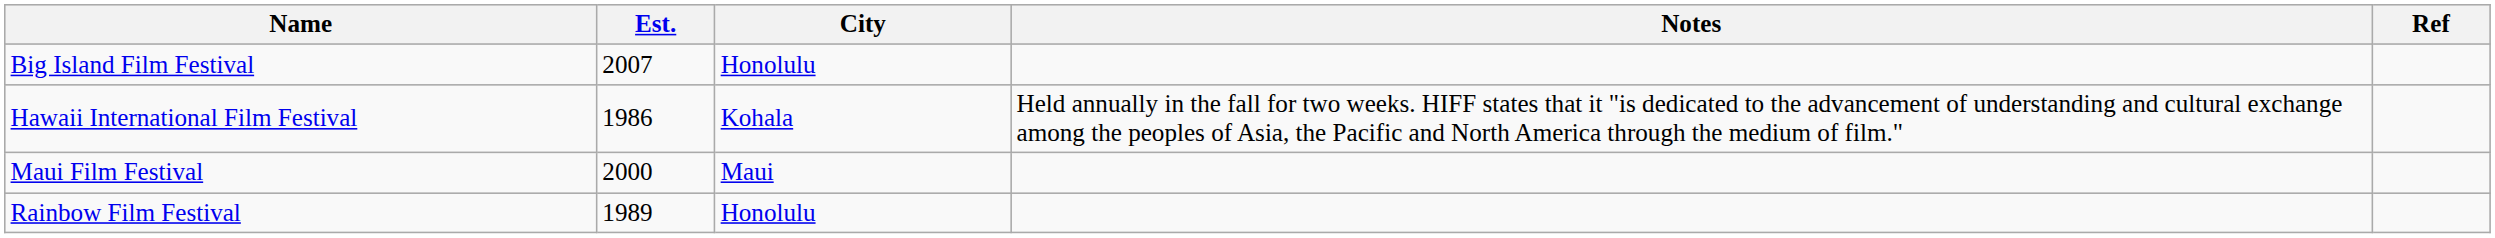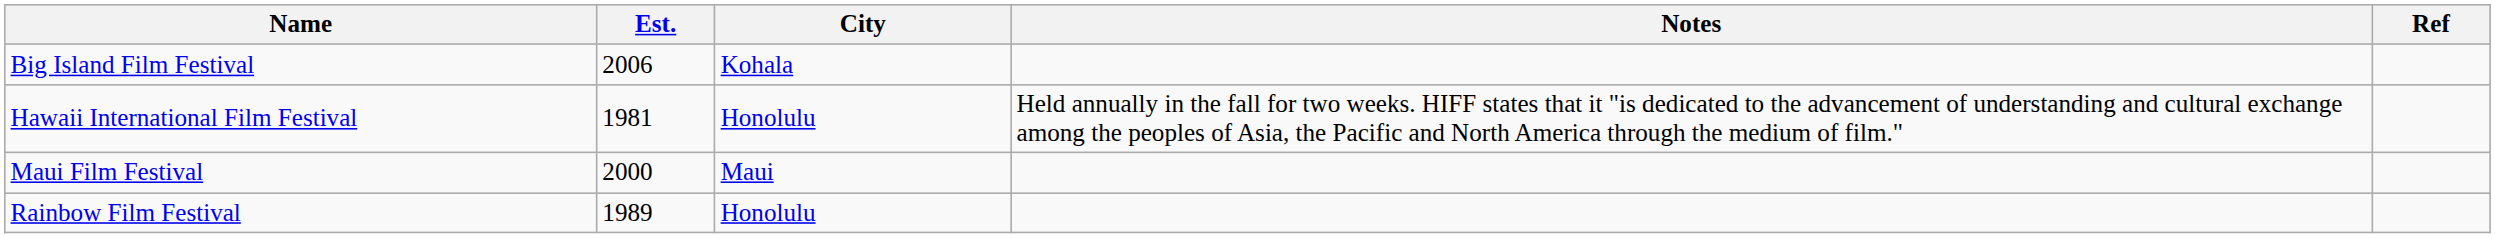(627, 64) 2007 -> (627, 64) 2006
(768, 64) Honolulu -> (757, 64) Kohala
(627, 118) 1986 -> (627, 118) 1981
(757, 118) Kohala -> (768, 118) Honolulu
